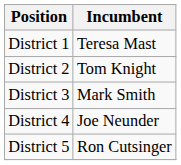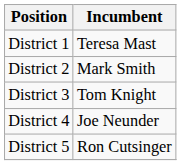(117, 69) Tom Knight -> (116, 69) Mark Smith
(116, 95) Mark Smith -> (117, 95) Tom Knight
